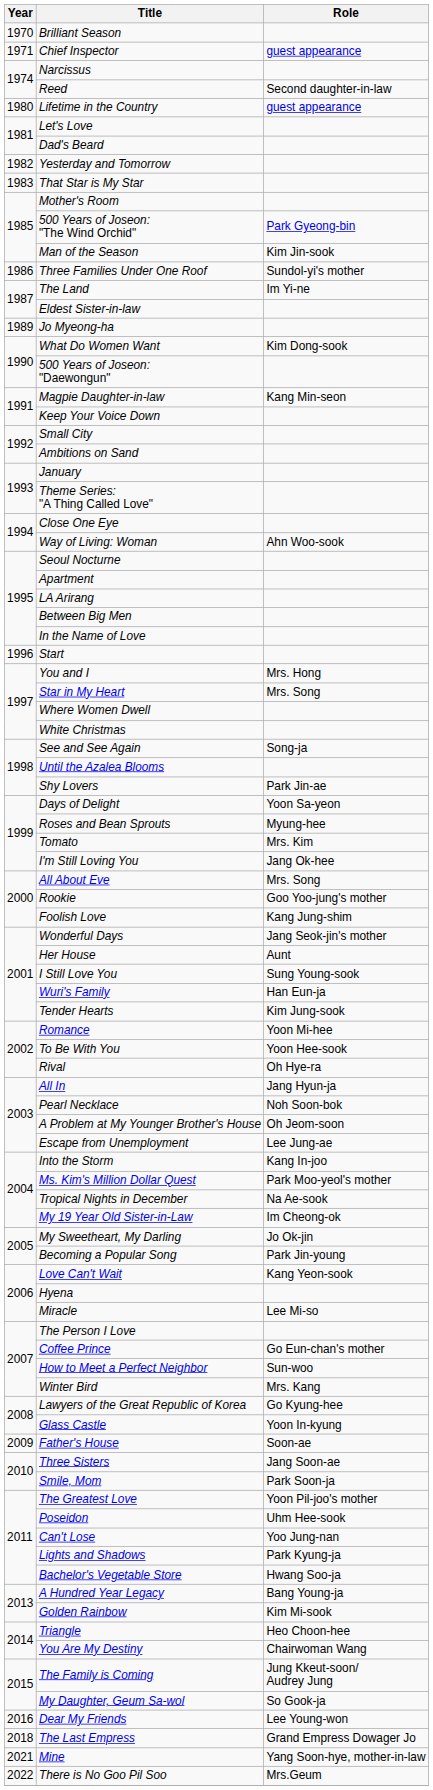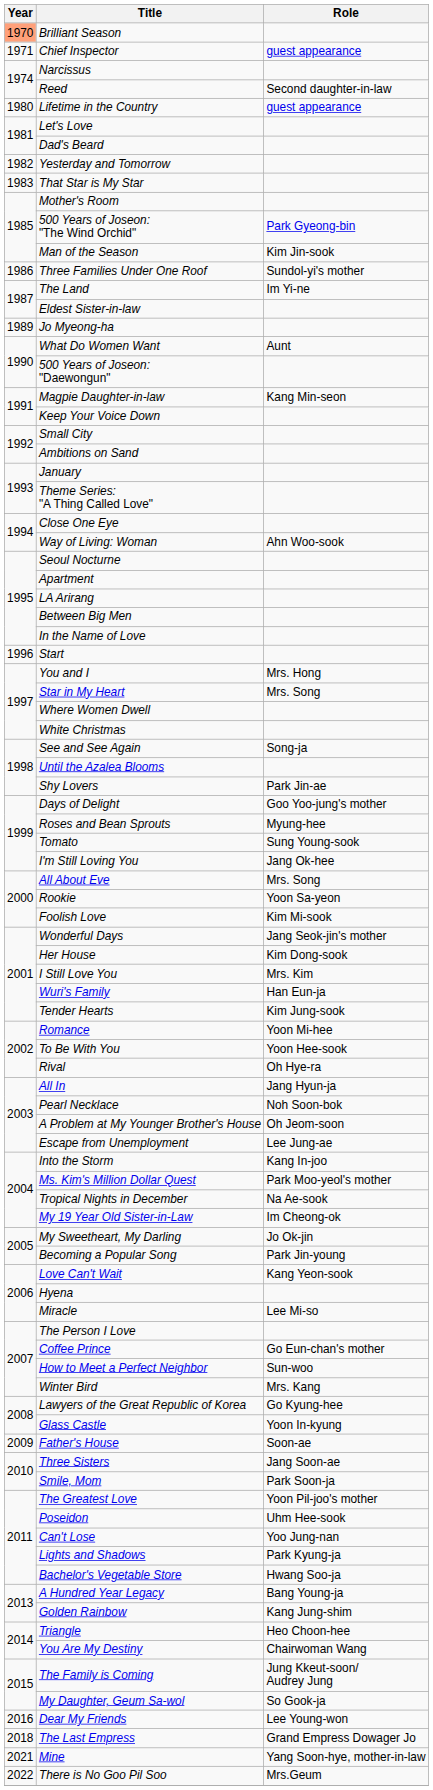(20, 32) no background -> (20, 32) lightsalmon background
(307, 346) Kim Dong-sook -> (279, 346) Aunt
(303, 804) Yoon Sa-yeon -> (326, 804) Goo Yoo-jung's mother
(290, 842) Mrs. Kim -> (313, 842) Sung Young-sook
(326, 898) Goo Yoo-jung's mother -> (303, 898) Yoon Sa-yeon
(309, 917) Kang Jung-shim -> (299, 917) Kim Mi-sook
(279, 955) Aunt -> (307, 955) Kim Dong-sook
(313, 973) Sung Young-sook -> (290, 973) Mrs. Kim
(299, 1612) Kim Mi-sook -> (309, 1612) Kang Jung-shim
